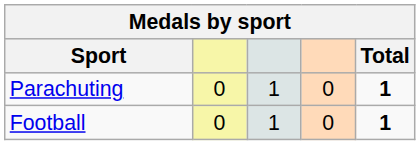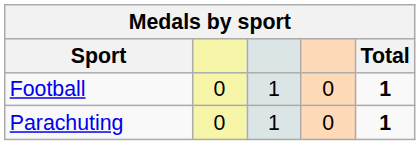rows swapped: (48, 123) <-> (67, 89)
